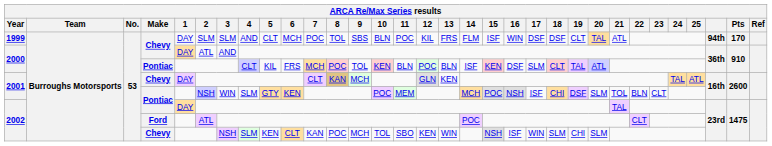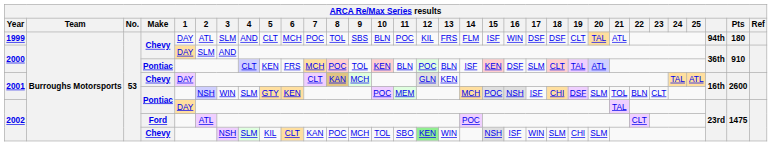(206, 38) SLM -> (206, 38) ATL
(738, 38) 170 -> (738, 38) 180
(206, 52) ATL -> (206, 52) SLM
(270, 66) KIL -> (270, 66) KEN
(270, 134) KEN -> (270, 134) KIL
(427, 134) no background -> (427, 134) lightgreen background
